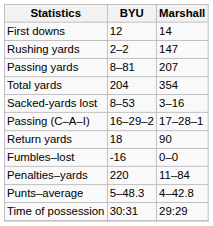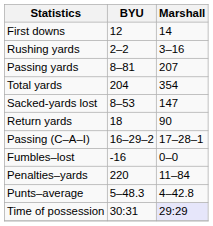(169, 49) 147 -> (172, 49) 3–16
(172, 103) 3–16 -> (169, 103) 147
rows swapped: (39, 139) <-> (48, 121)
(173, 211) no background -> (173, 211) lavender background
